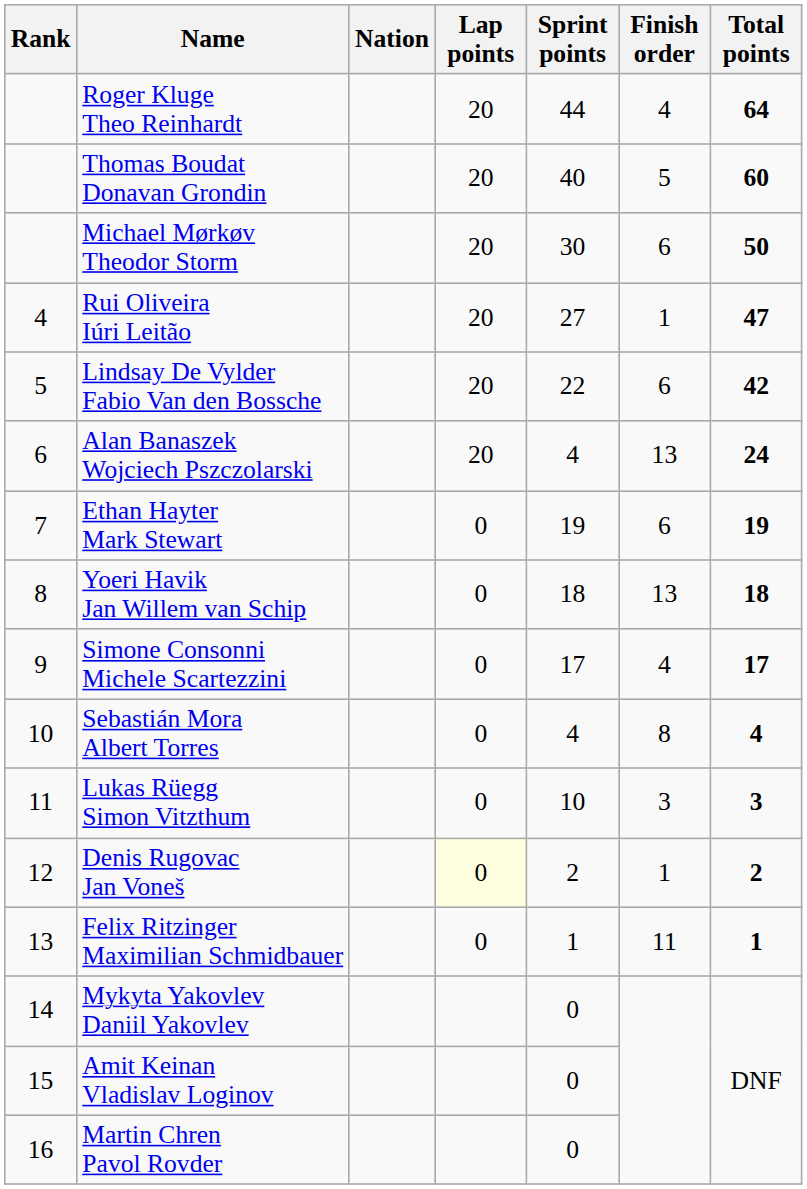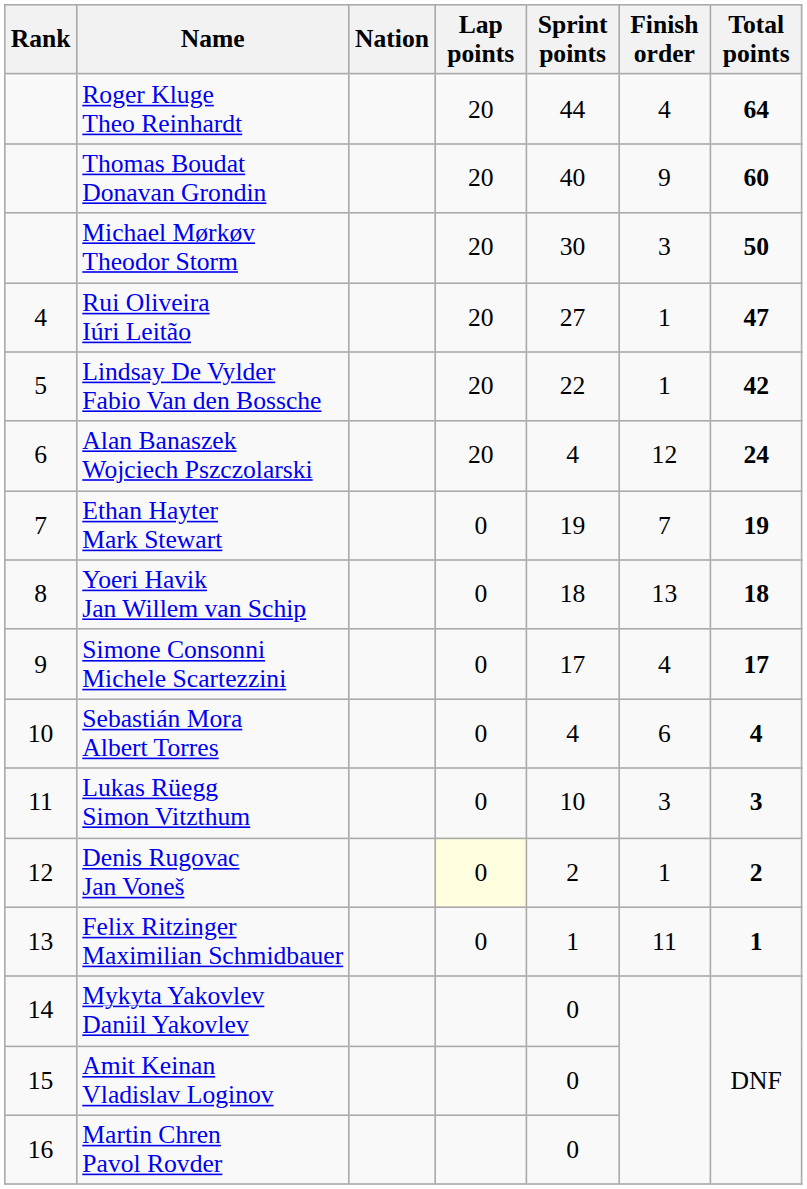(664, 178) 5 -> (664, 178) 9
(664, 247) 6 -> (664, 247) 3
(664, 386) 6 -> (664, 386) 1
(664, 455) 13 -> (664, 455) 12
(664, 525) 6 -> (664, 525) 7
(664, 733) 8 -> (664, 733) 6
